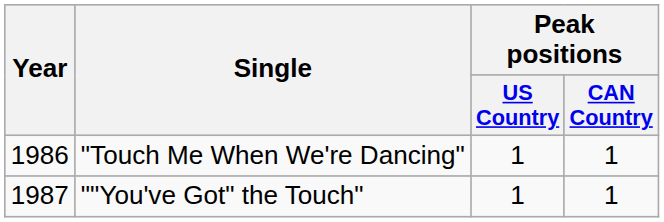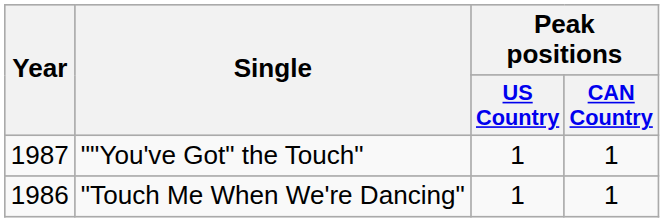rows swapped: (273, 155) <-> (222, 196)
